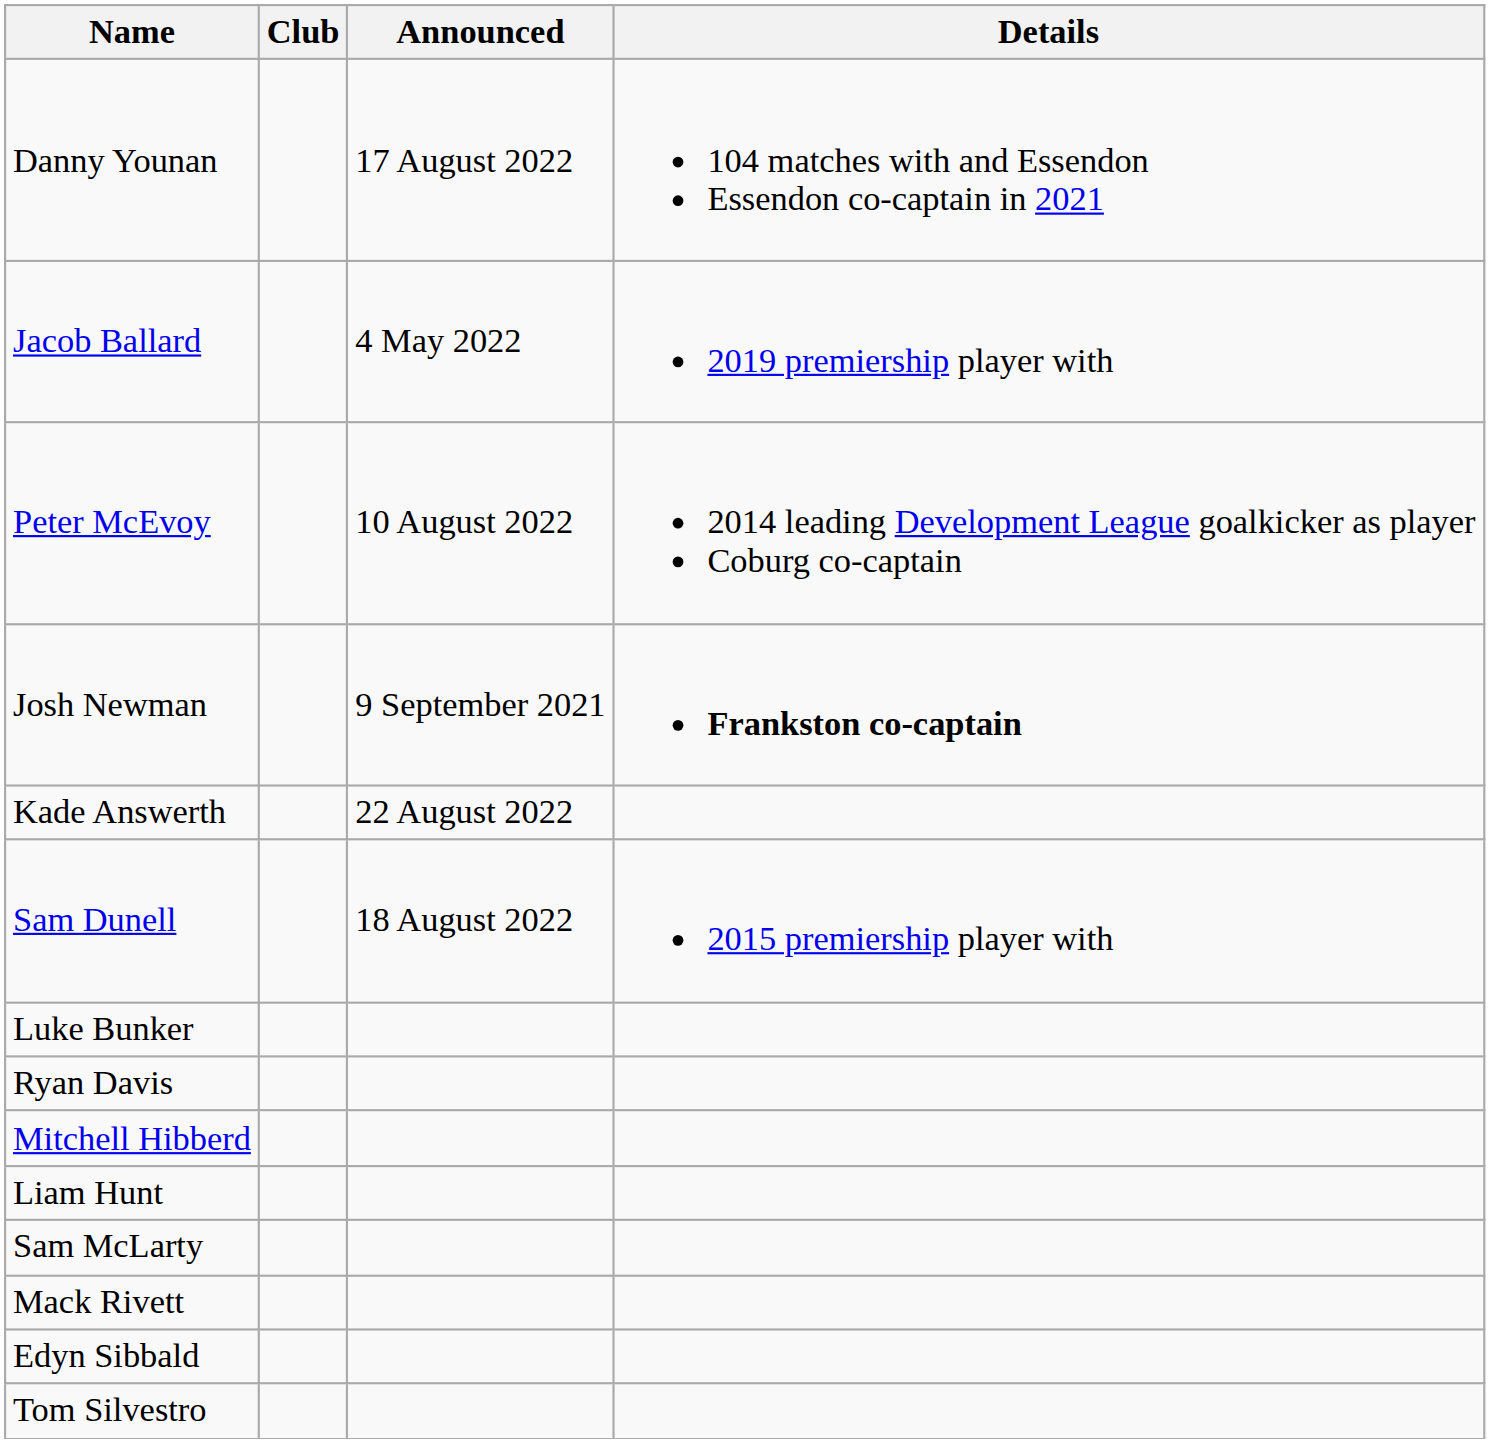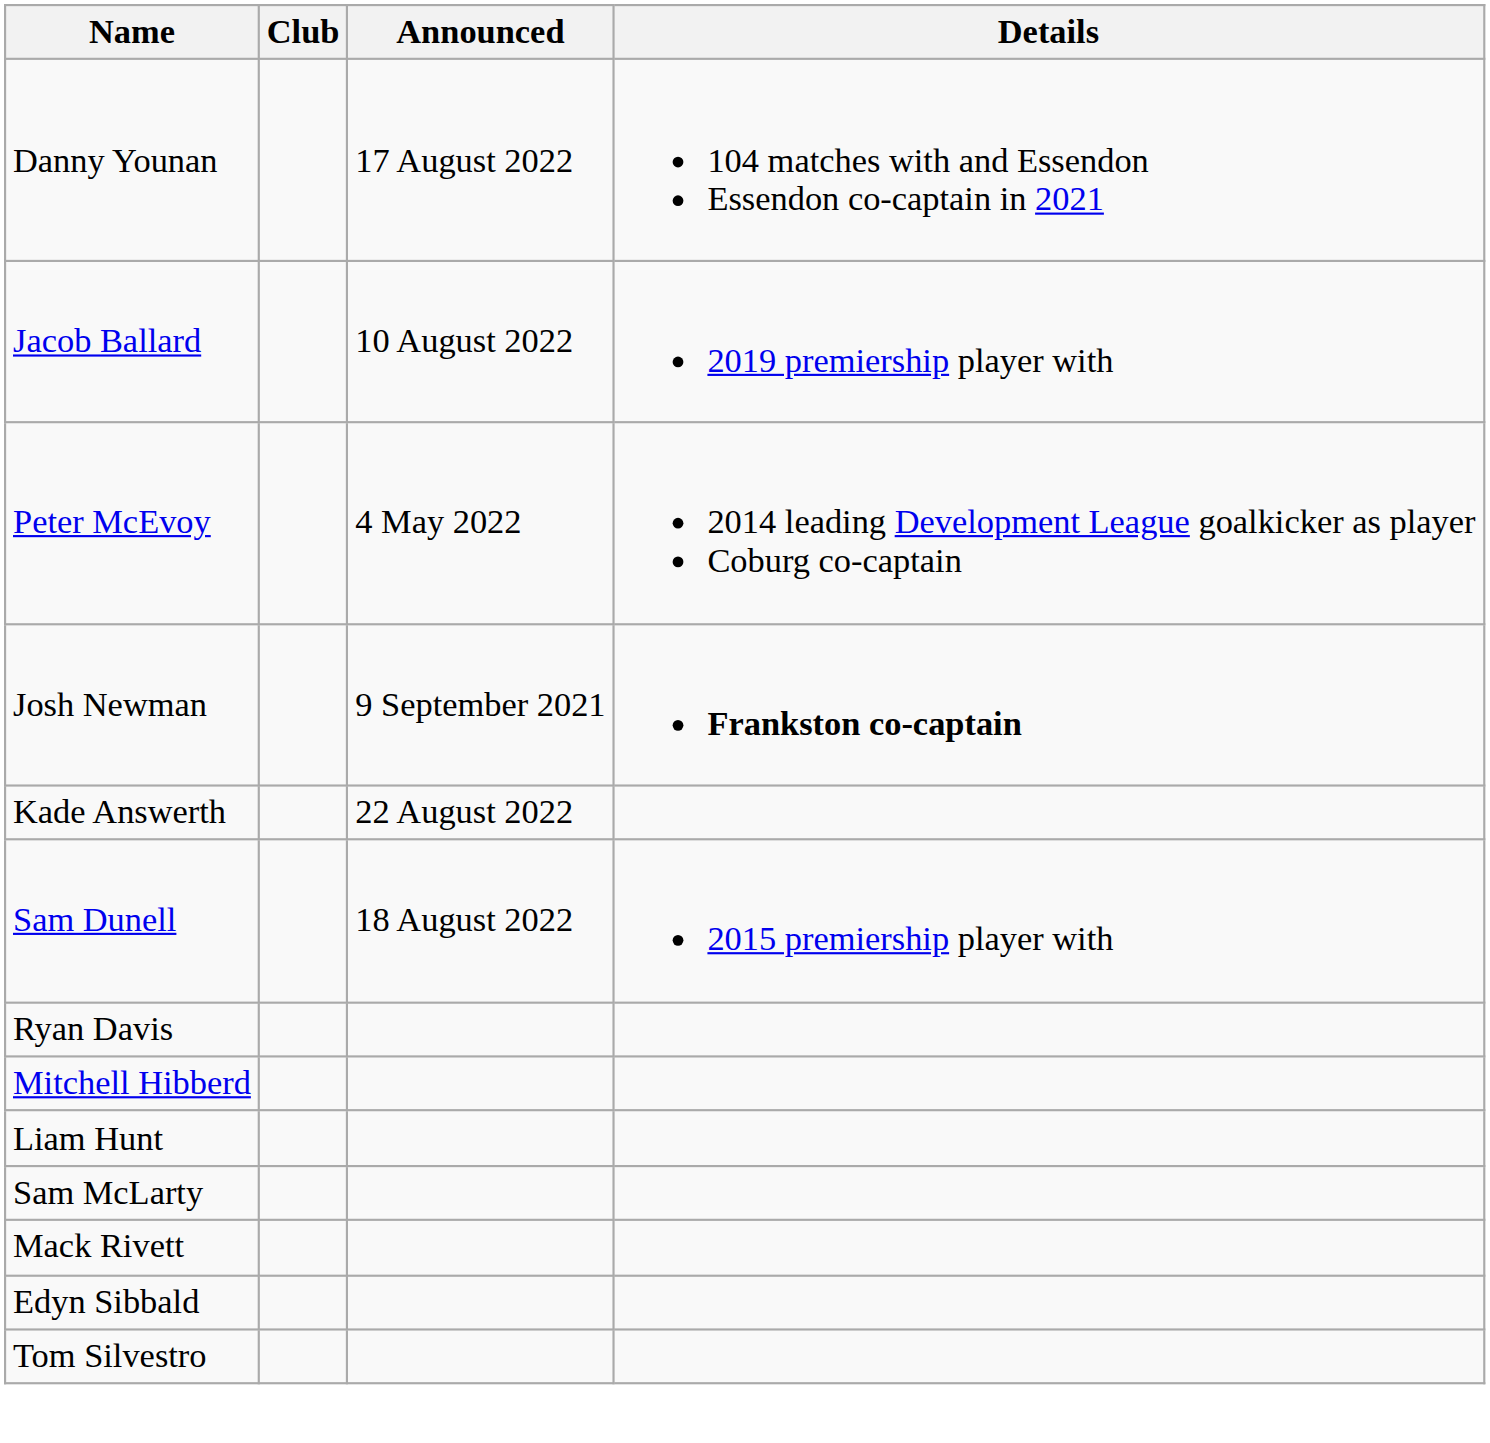(438, 340) 4 May 2022 -> (464, 340) 10 August 2022
(464, 522) 10 August 2022 -> (438, 522) 4 May 2022
- row: (103, 1028)
